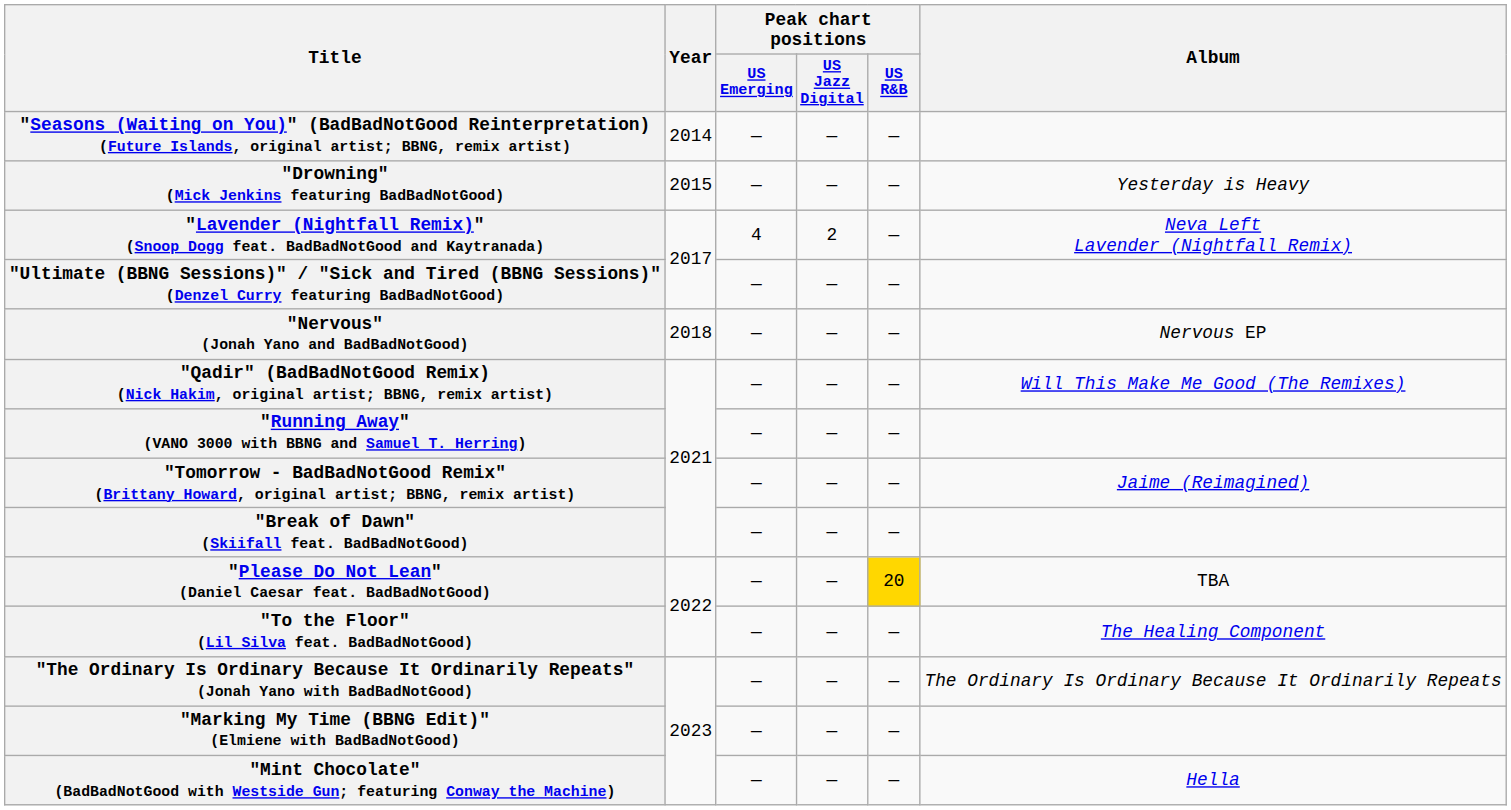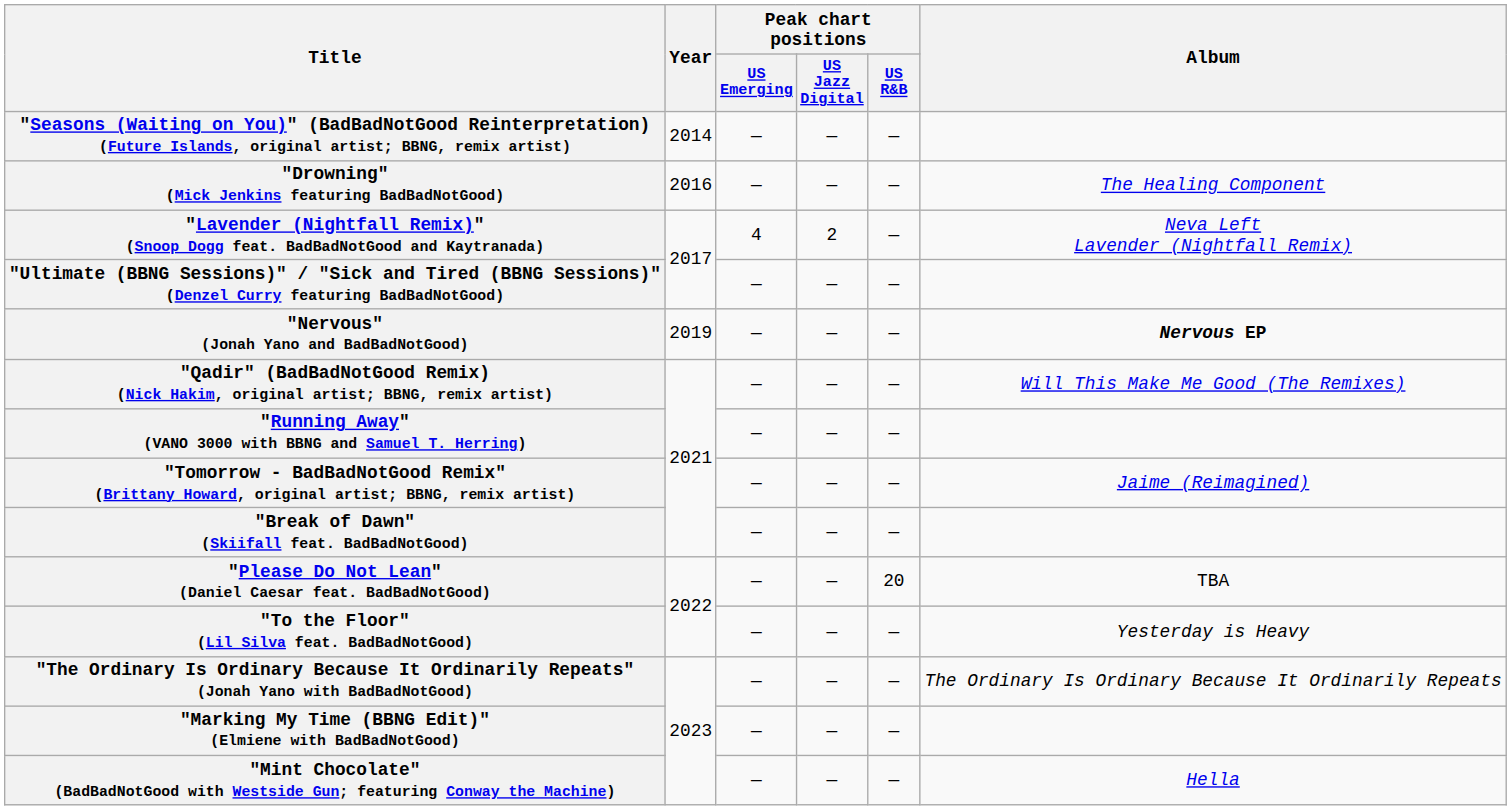(691, 185) 2015 -> (691, 185) 2016
(1213, 185) Yesterday is Heavy -> (1213, 185) The Healing Component
(691, 334) 2018 -> (691, 334) 2019
(1213, 334) normal -> (1213, 334) bold
(894, 582) gold background -> (894, 582) no background
(1213, 632) The Healing Component -> (1213, 632) Yesterday is Heavy
